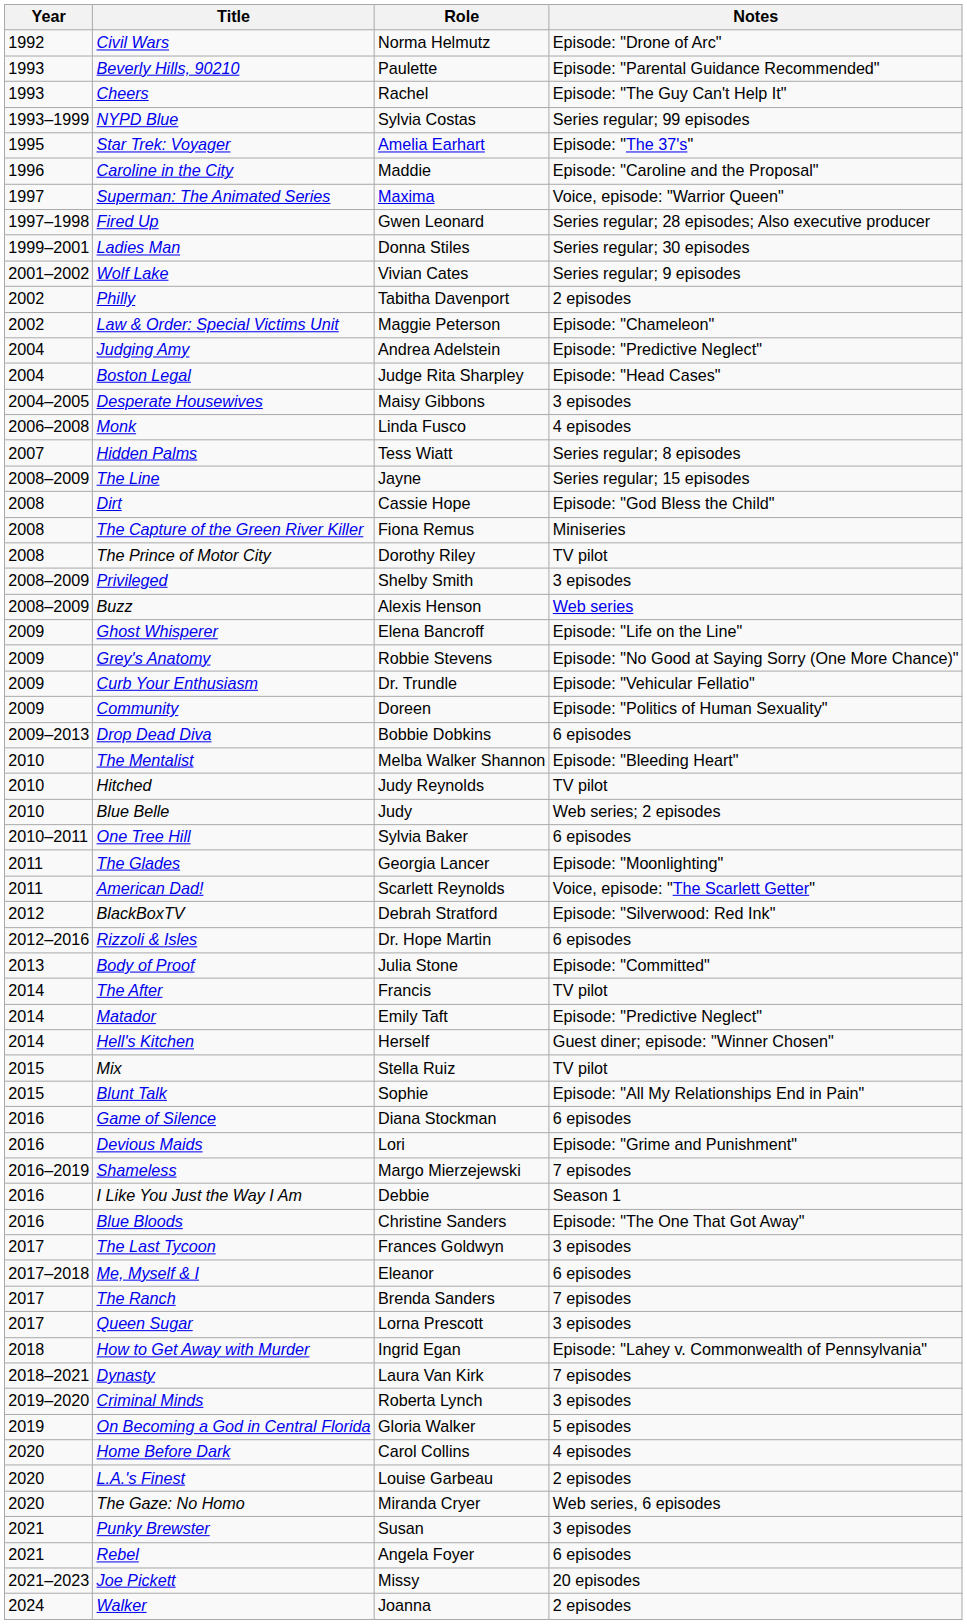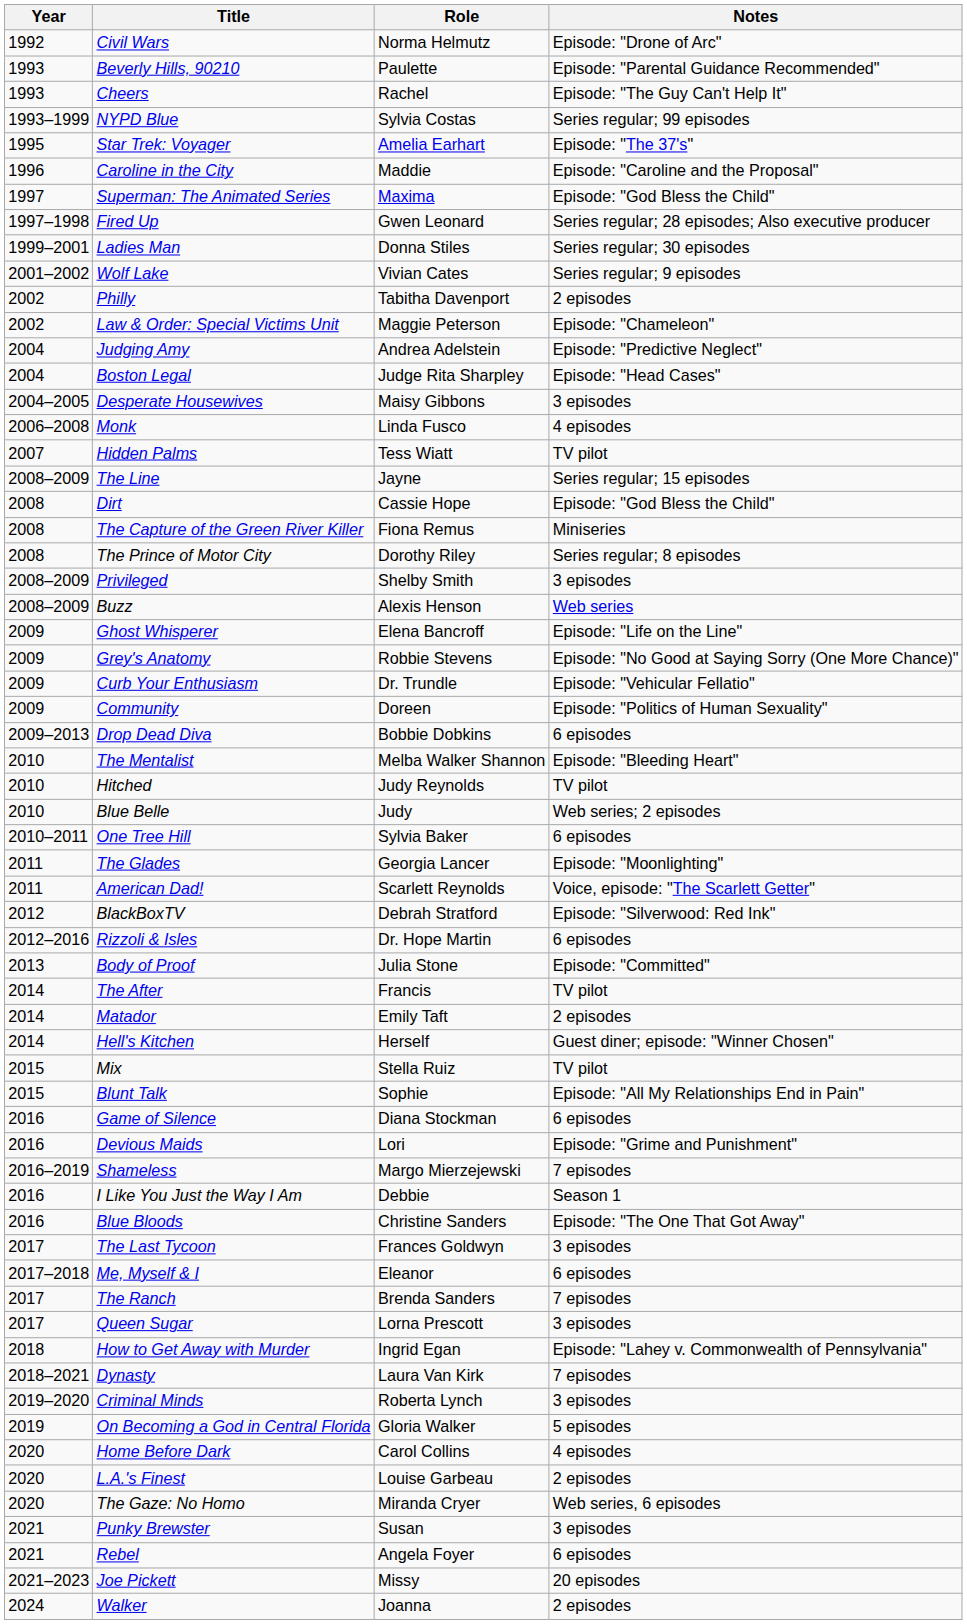(668, 196) Voice, episode: "Warrior Queen" -> (664, 196) Episode: "God Bless the Child"
(647, 453) Series regular; 8 episodes -> (580, 453) TV pilot
(580, 555) TV pilot -> (647, 555) Series regular; 8 episodes
(657, 1016) Episode: "Predictive Neglect" -> (592, 1016) 2 episodes
